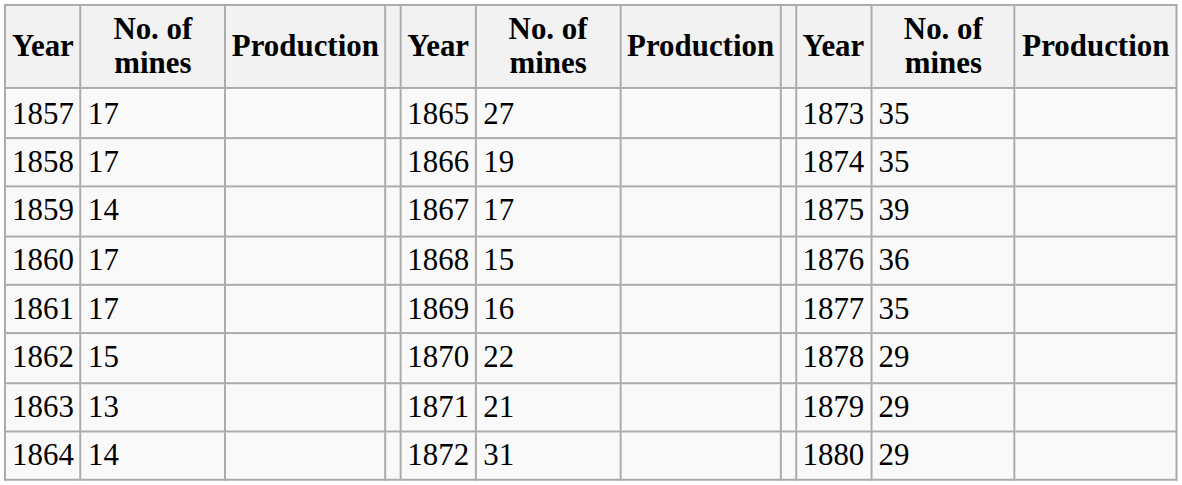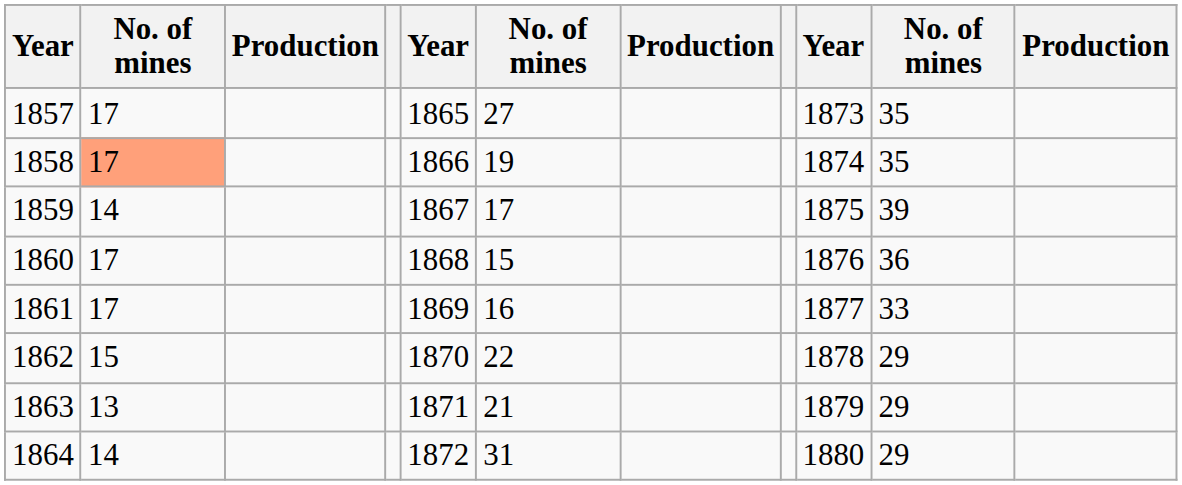(104, 161) no background -> (104, 161) lightsalmon background
(894, 308) 35 -> (894, 308) 33
